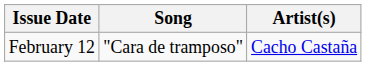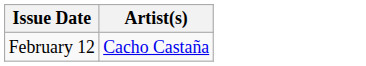- column: (173, 18)
